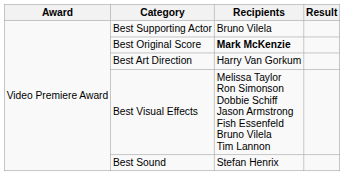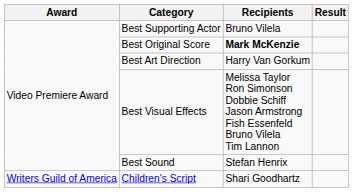+ row: (159, 179)
